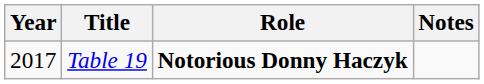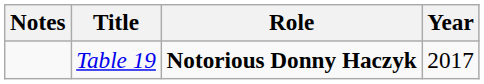columns swapped: (33, 22) <-> (446, 22)
